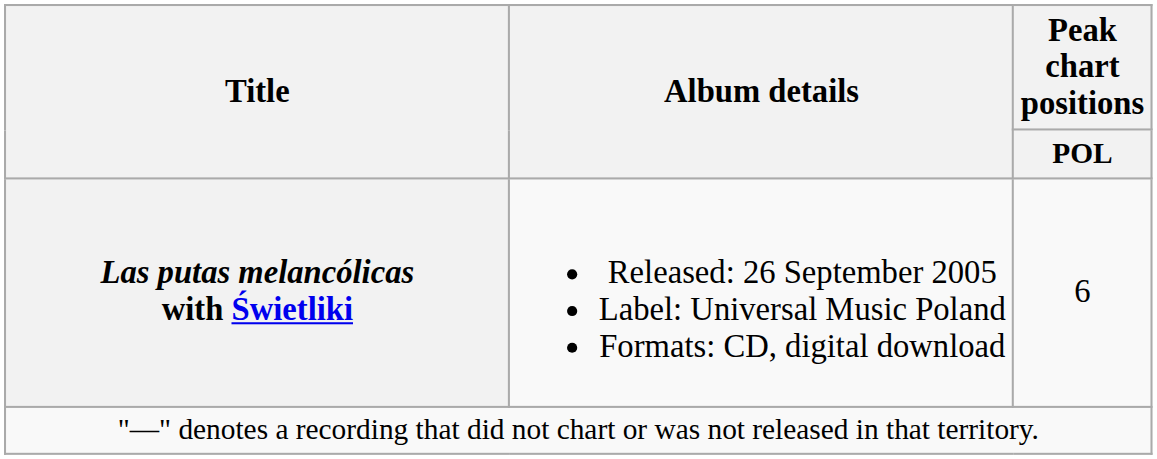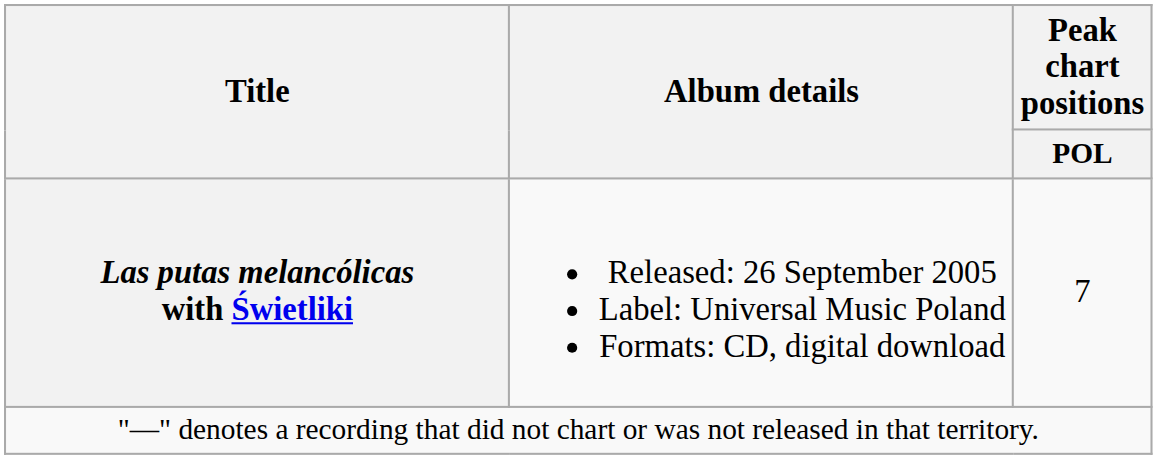(1083, 291) 6 -> (1083, 291) 7
